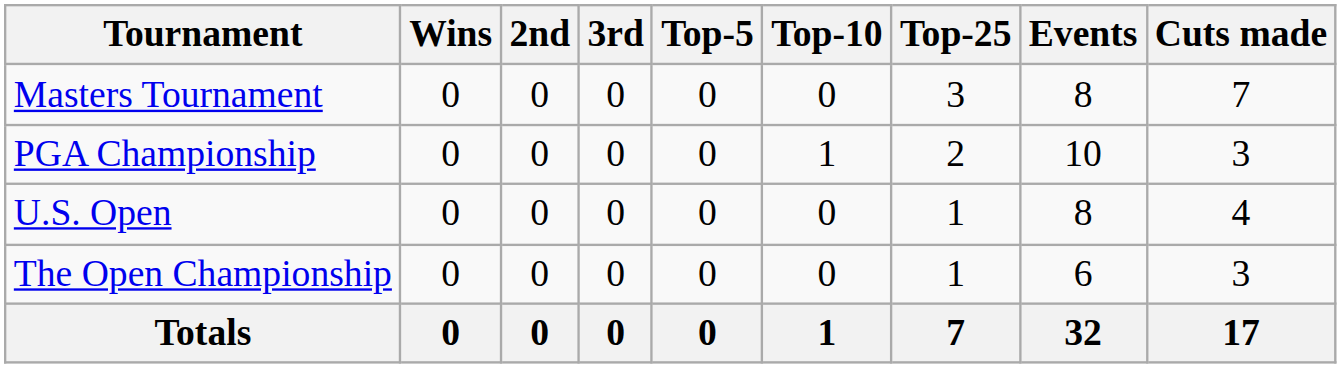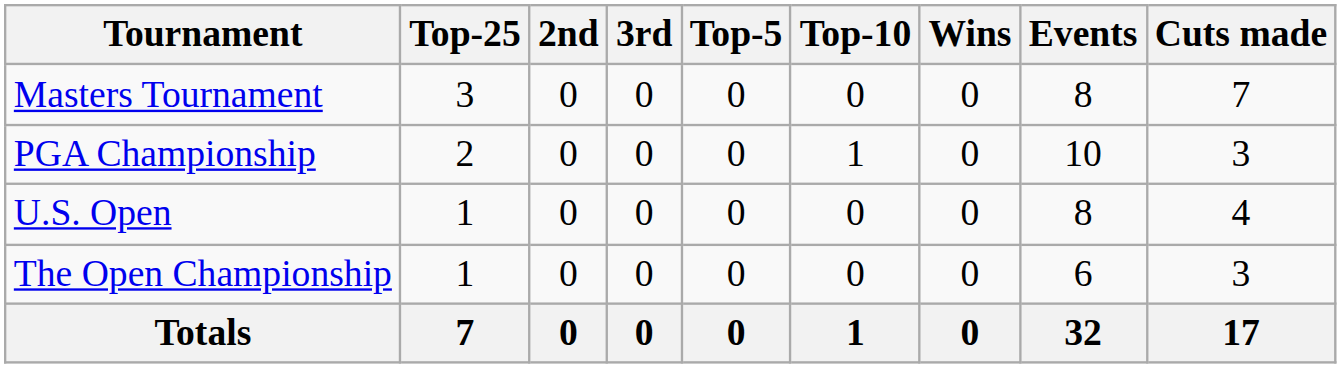columns swapped: (451, 34) <-> (956, 34)
